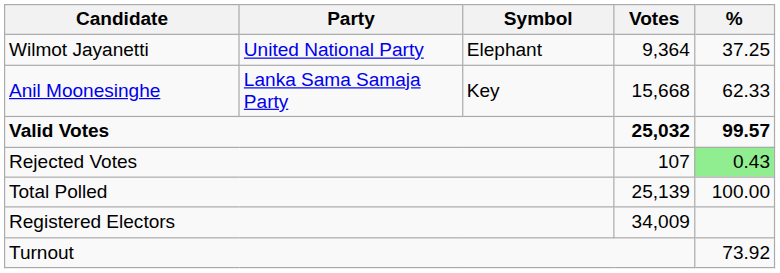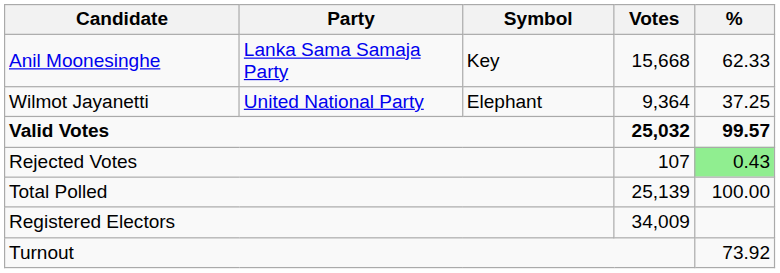rows swapped: (85, 90) <-> (79, 49)
